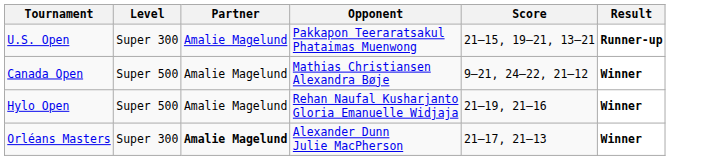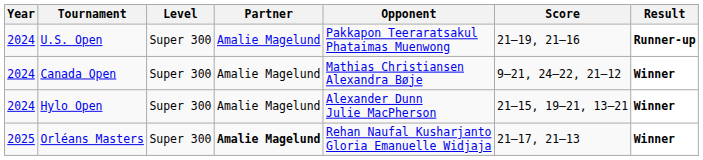+ column: (21, 14)
(529, 40) 21–15, 19–21, 13–21 -> (538, 40) 21–19, 21–16
(147, 73) Super 500 -> (180, 73) Super 300
(147, 106) Super 500 -> (180, 106) Super 300
(376, 106) Rehan Naufal Kusharjanto Gloria Emanuelle Widjaja -> (381, 106) Alexander Dunn Julie MacPherson
(505, 106) 21–19, 21–16 -> (563, 106) 21–15, 19–21, 13–21
(348, 139) Alexander Dunn Julie MacPherson -> (409, 139) Rehan Naufal Kusharjanto Gloria Emanuelle Widjaja
